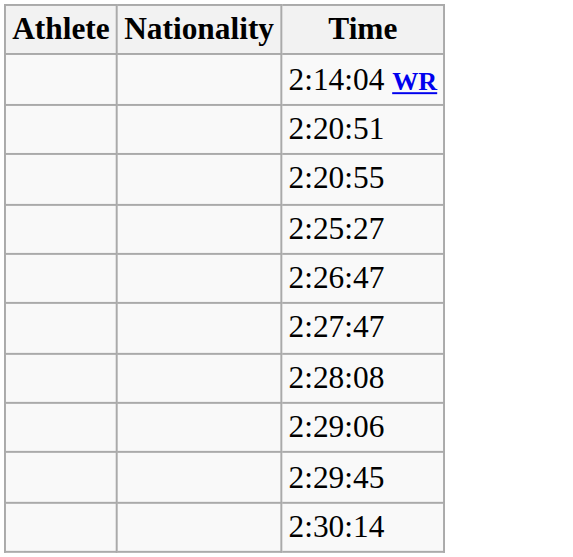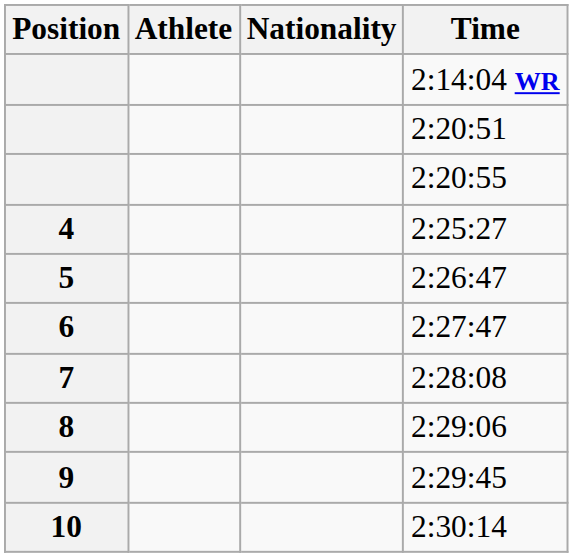+ column: (66, 29)
